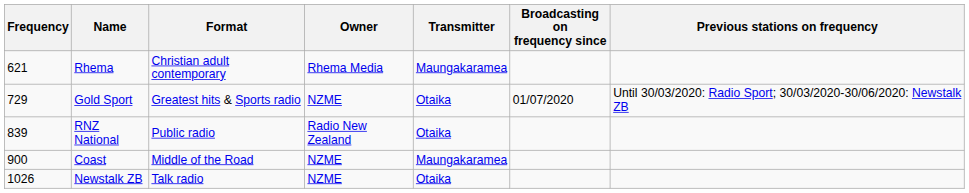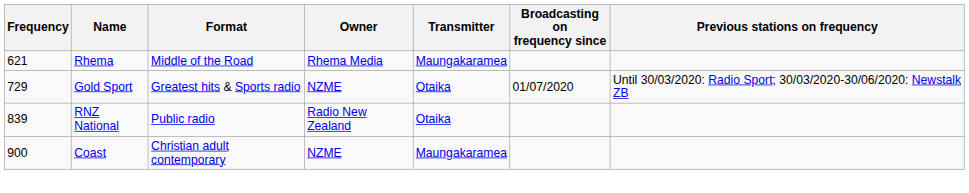(190, 67) Christian adult contemporary -> (202, 60) Middle of the Road
(202, 159) Middle of the Road -> (190, 152) Christian adult contemporary
- row: (108, 178)
